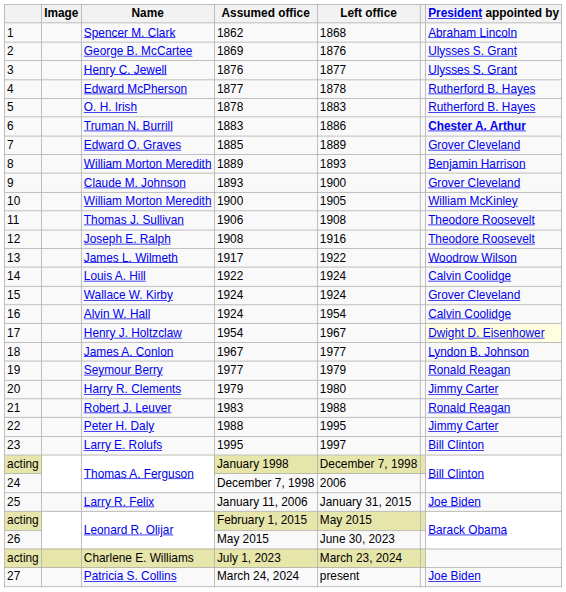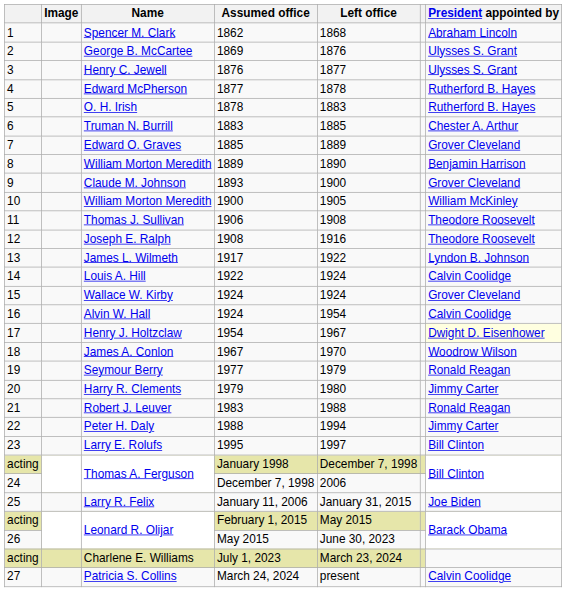(333, 126) 1886 -> (333, 126) 1885
(477, 126) bold -> (473, 126) normal
(333, 164) 1893 -> (333, 164) 1890
(472, 257) Woodrow Wilson -> (479, 257) Lyndon B. Johnson
(333, 351) 1977 -> (333, 351) 1970
(479, 351) Lyndon B. Johnson -> (472, 351) Woodrow Wilson
(333, 426) 1995 -> (333, 426) 1994
(454, 577) Joe Biden -> (470, 577) Calvin Coolidge
